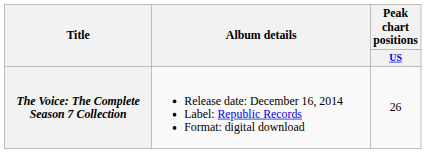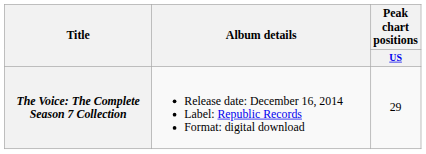(396, 107) 26 -> (396, 107) 29
